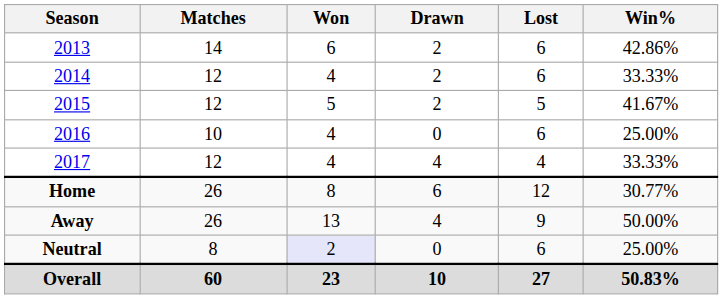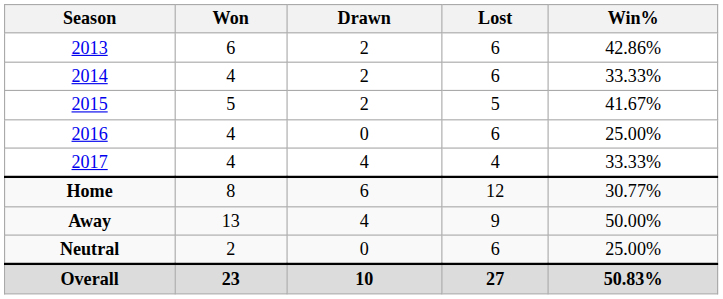- column: (213, 18)
(331, 249) lavender background -> (231, 249) no background
